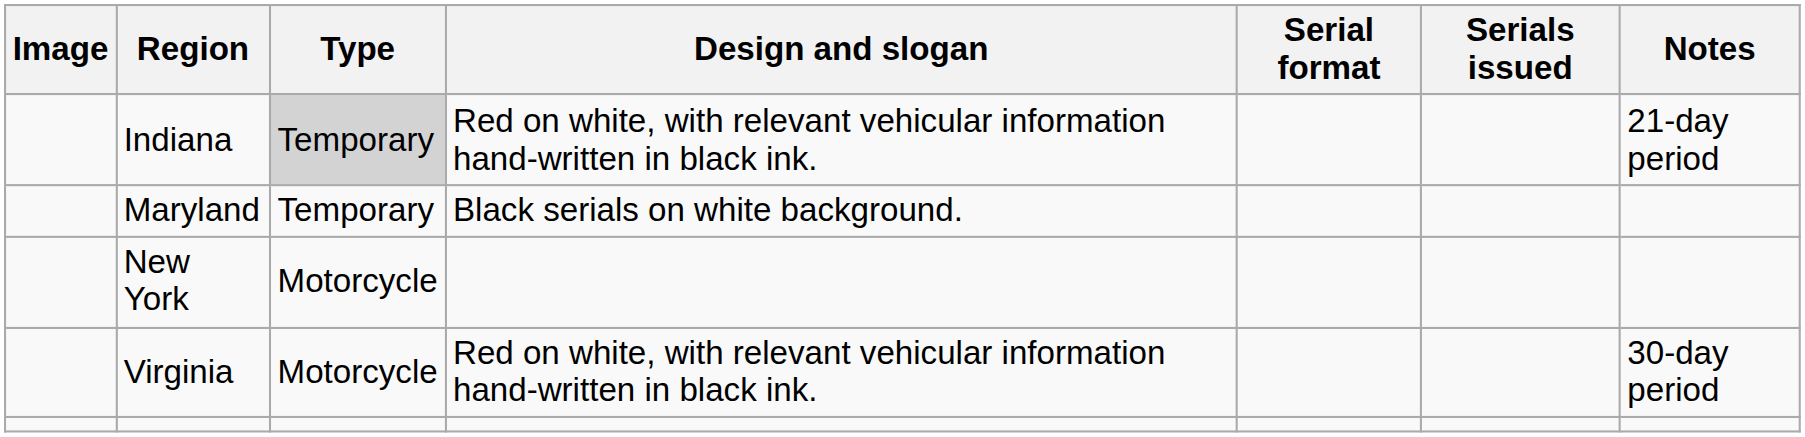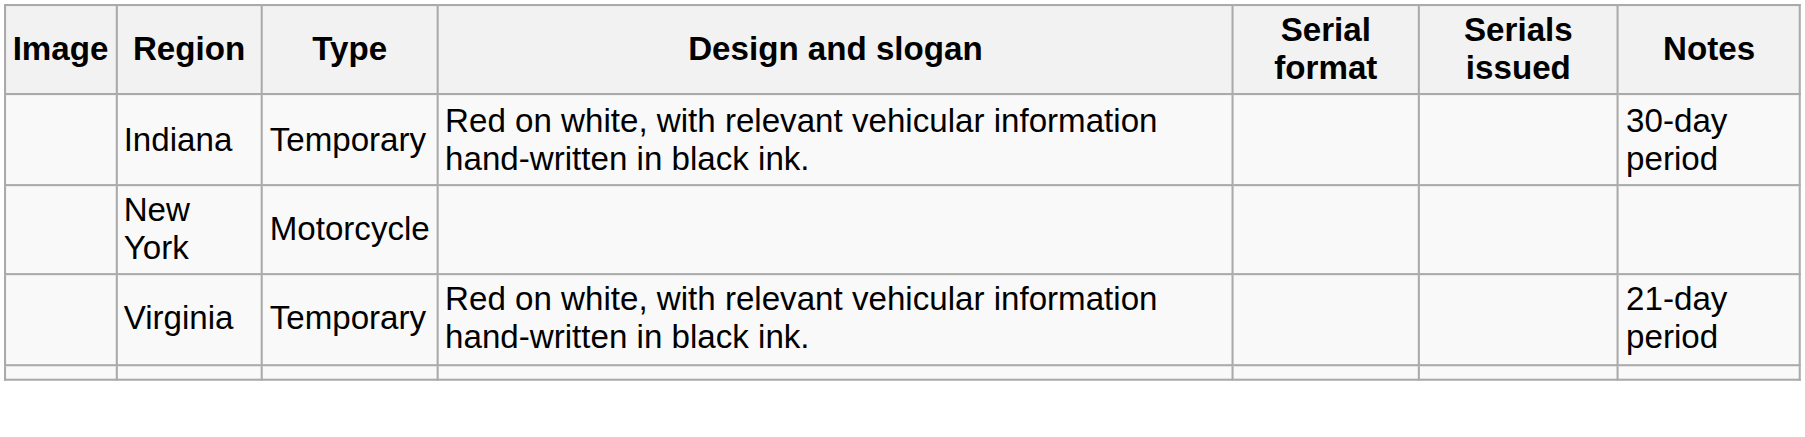(356, 139) lightgrey background -> (348, 139) no background
(1678, 139) 21-day period -> (1677, 139) 30-day period
- row: (192, 210)
(358, 371) Motorcycle -> (348, 318) Temporary
(1678, 371) 30-day period -> (1677, 318) 21-day period
